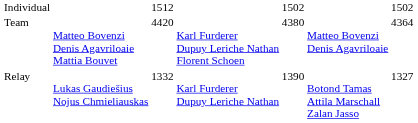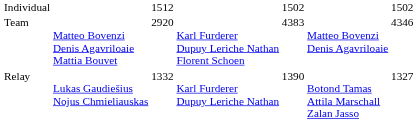(162, 22) 4420 -> (162, 22) 2920
(293, 22) 4380 -> (293, 22) 4383
(402, 22) 4364 -> (402, 22) 4346
